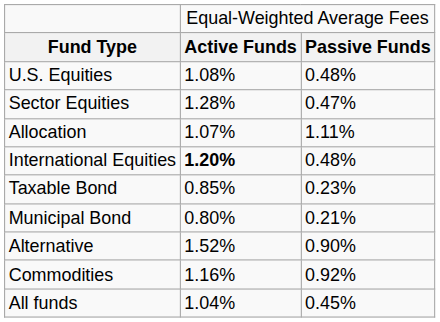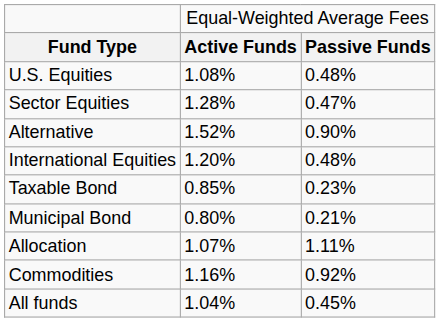rows swapped: (48, 132) <-> (51, 246)
(210, 160) bold -> (210, 160) normal
